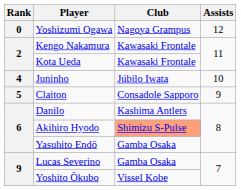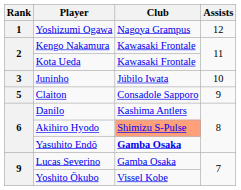(19, 29) 0 -> (19, 29) 1
(19, 78) 4 -> (19, 78) 3
(147, 144) normal -> (149, 144) bold
